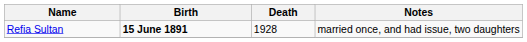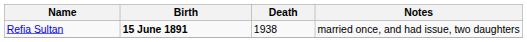(265, 29) 1928 -> (265, 29) 1938
